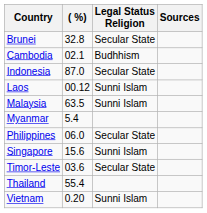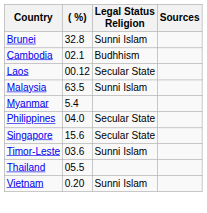(125, 39) Secular State -> (121, 39) Sunni Islam
- row: (28, 71)
(121, 87) Sunni Islam -> (125, 71) Secular State
(74, 135) 06.0 -> (74, 119) 04.0
(121, 151) Sunni Islam -> (125, 135) Secular State
(125, 167) Secular State -> (121, 151) Sunni Islam
(74, 183) 55.4 -> (74, 167) 05.5
